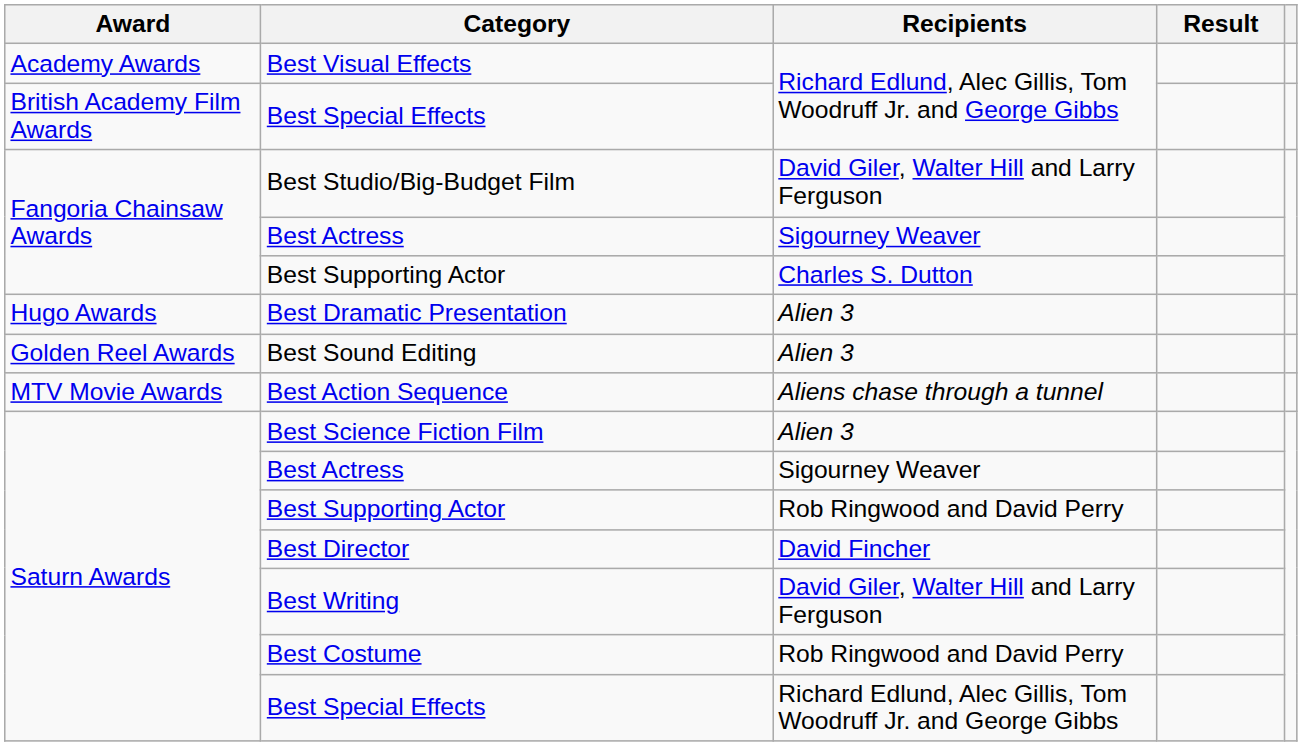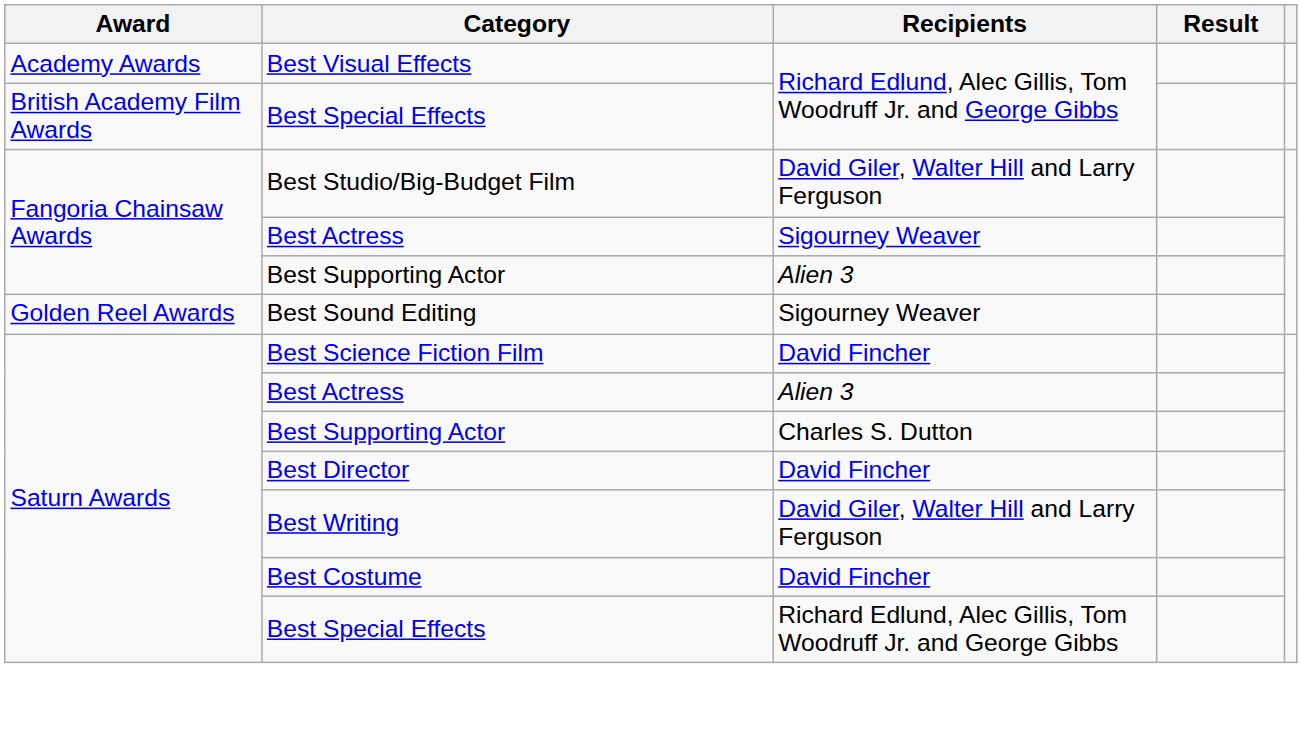(876, 274) Charles S. Dutton -> (816, 274) Alien 3
- row: (84, 313)
(816, 353) Alien 3 -> (879, 313) Sigourney Weaver
- row: (116, 392)
(816, 431) Alien 3 -> (854, 353) David Fincher
(879, 470) Sigourney Weaver -> (816, 392) Alien 3
(951, 509) Rob Ringwood and David Perry -> (875, 431) Charles S. Dutton
(951, 654) Rob Ringwood and David Perry -> (854, 576) David Fincher
